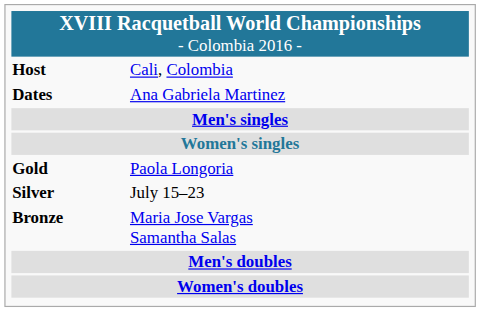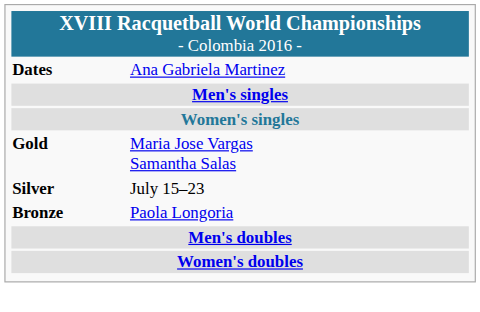- row: (29, 69)
(182, 168) Paola Longoria -> (191, 153) Maria Jose Vargas Samantha Salas
(191, 227) Maria Jose Vargas Samantha Salas -> (182, 212) Paola Longoria
